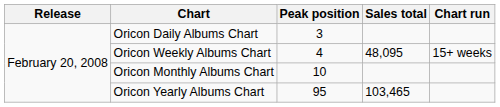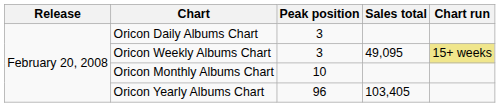(320, 53) 4 -> (320, 53) 3
(384, 53) 48,095 -> (384, 53) 49,095
(462, 53) no background -> (462, 53) khaki background
(320, 92) 95 -> (320, 92) 96
(388, 92) 103,465 -> (388, 92) 103,405
